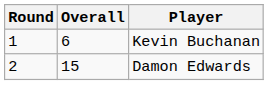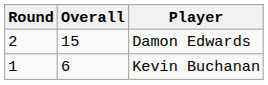rows swapped: (196, 42) <-> (192, 67)
